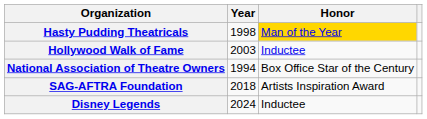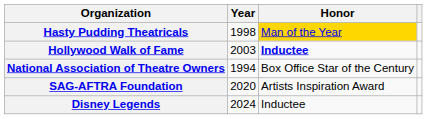(283, 50) normal -> (285, 50) bold
(243, 86) 2018 -> (243, 86) 2020
